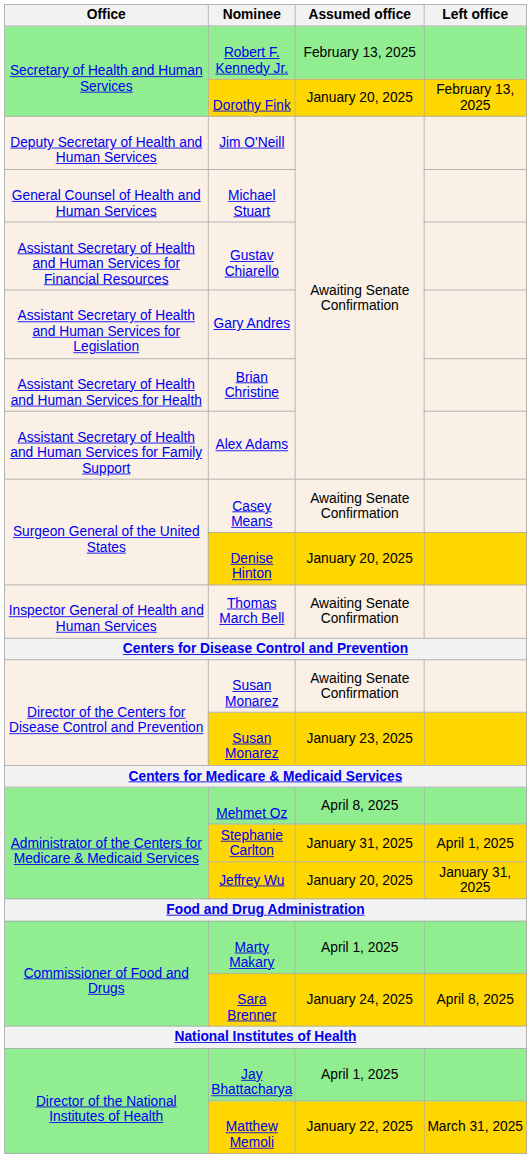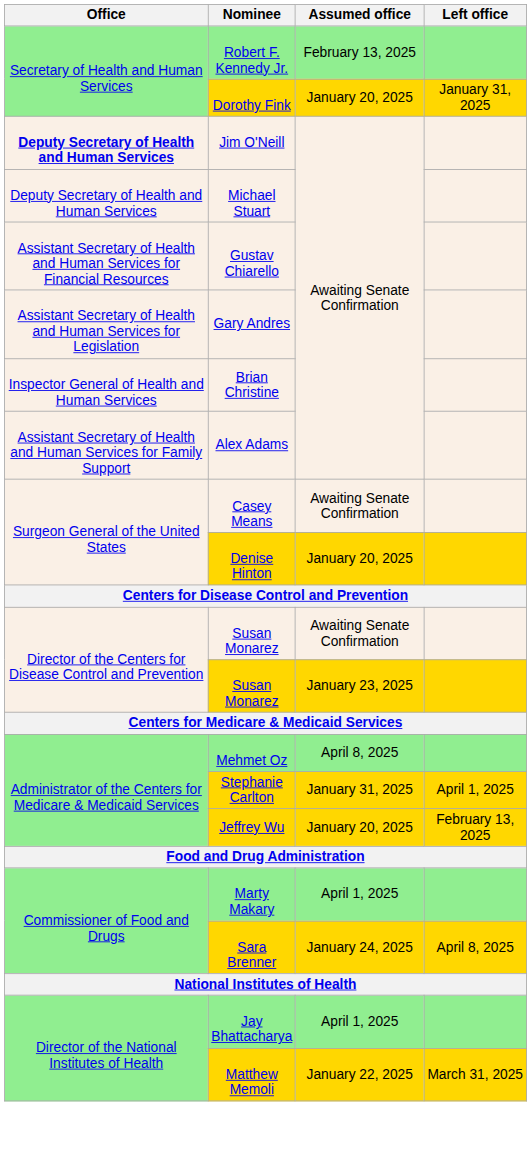(475, 97) February 13, 2025 -> (475, 97) January 31, 2025
(106, 150) normal -> (106, 150) bold
(106, 203) General Counsel of Health and Human Services -> (106, 203) Deputy Secretary of Health and Human Services
(106, 392) Assistant Secretary of Health and Human Services for Health -> (106, 392) Inspector General of Health and Human Services
- row: (252, 611)
(475, 880) January 31, 2025 -> (475, 827) February 13, 2025
